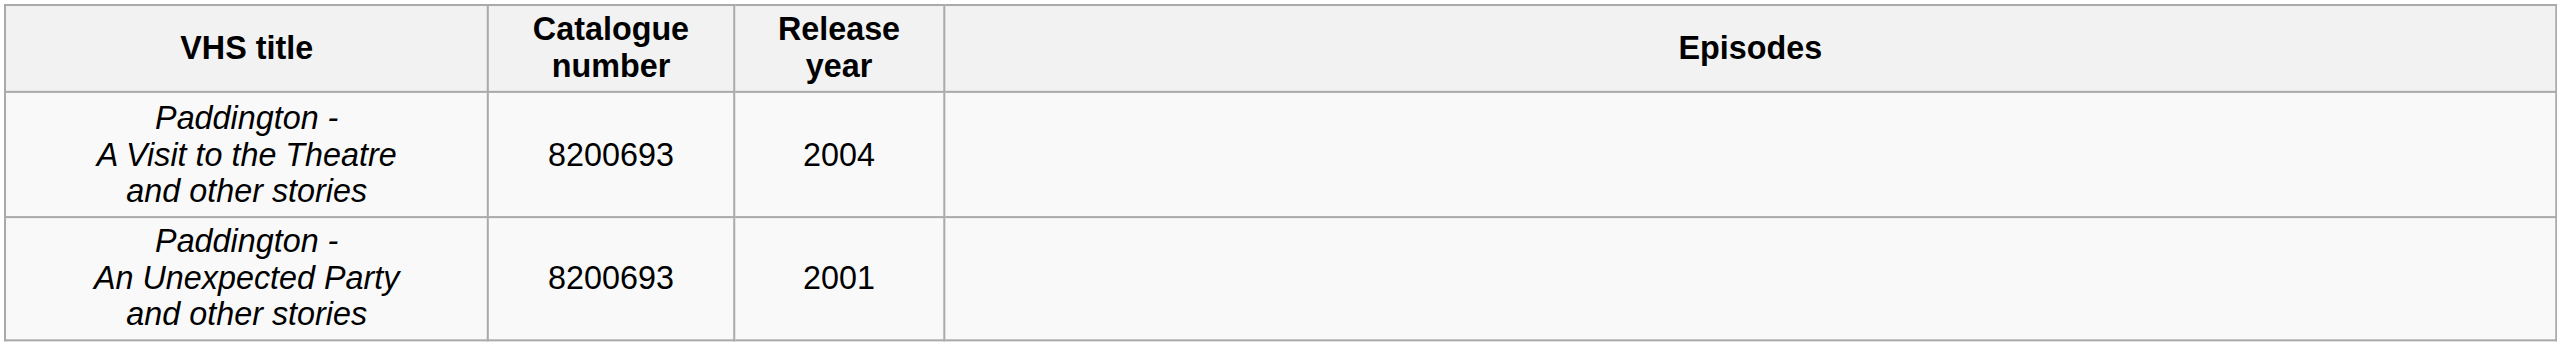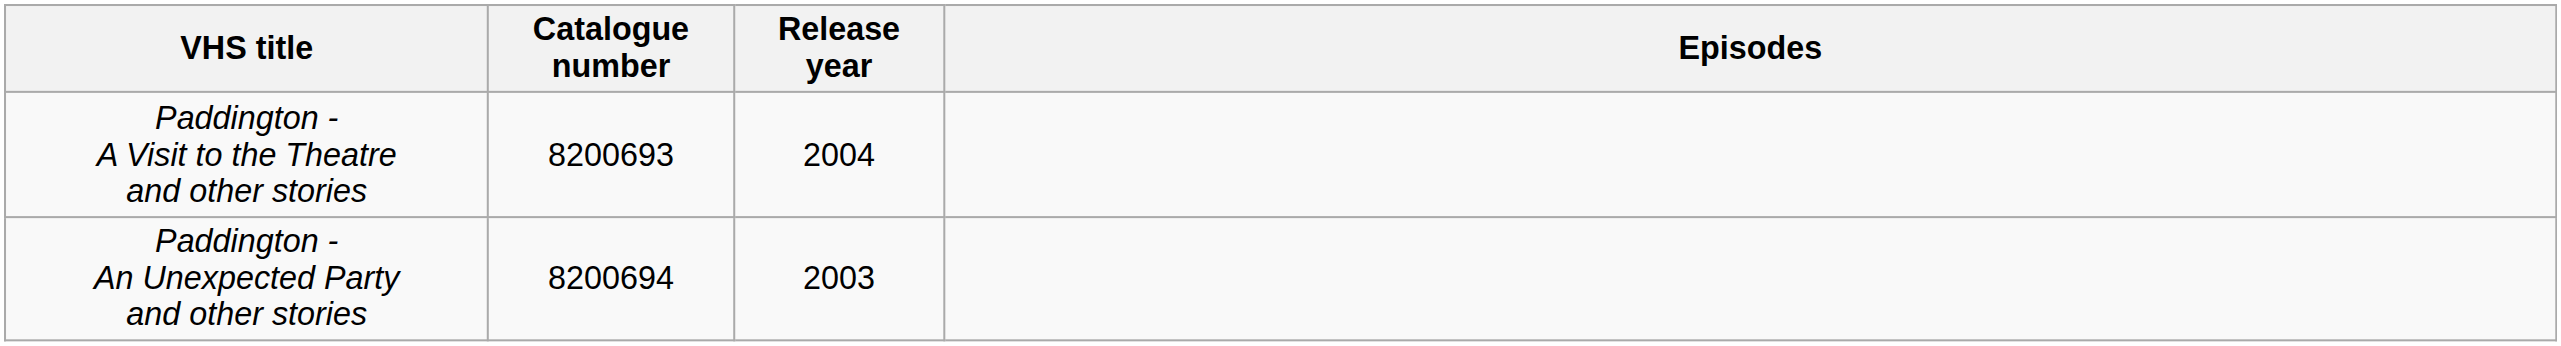(611, 278) 8200693 -> (611, 278) 8200694
(839, 278) 2001 -> (839, 278) 2003
